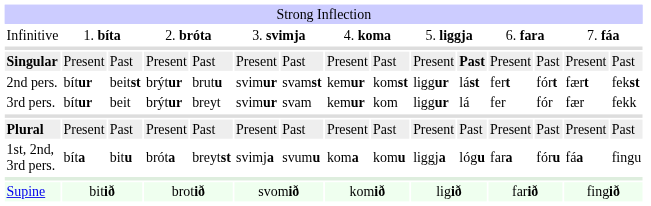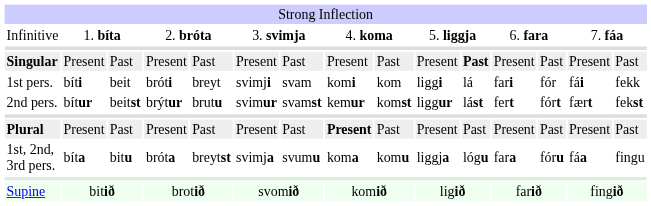+ row: (30, 82)
- row: (31, 103)
(347, 129) normal -> (349, 129) bold
